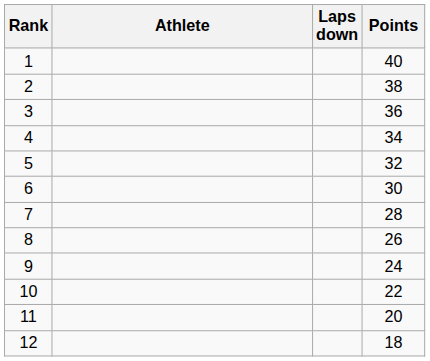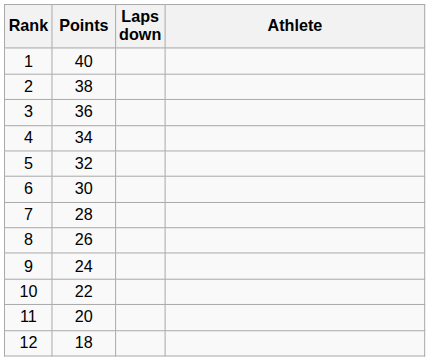columns swapped: (182, 26) <-> (393, 26)
